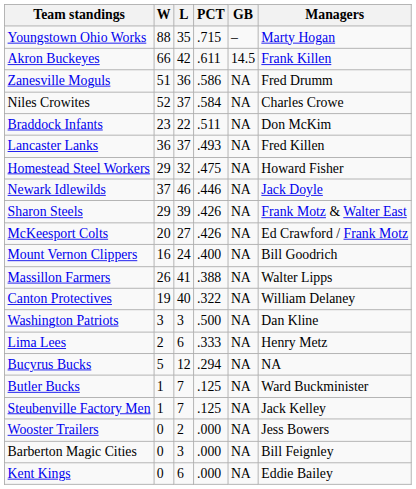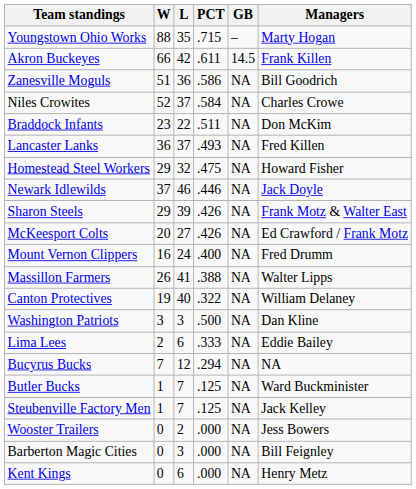(297, 80) Fred Drumm -> (299, 80) Bill Goodrich
(299, 255) Bill Goodrich -> (297, 255) Fred Drumm
(294, 342) Henry Metz -> (297, 342) Eddie Bailey
(160, 364) 5 -> (160, 364) 7
(297, 473) Eddie Bailey -> (294, 473) Henry Metz
